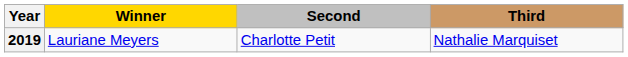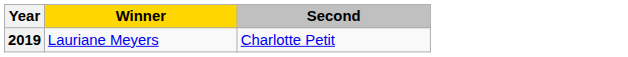- column: (527, 16)
